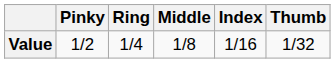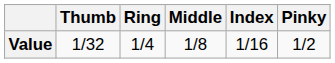columns swapped: (82, 17) <-> (298, 17)
